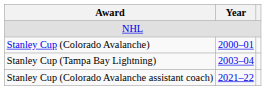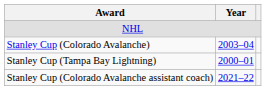(236, 45) 2000–01 -> (236, 45) 2003–04
(236, 61) 2003–04 -> (236, 61) 2000–01
